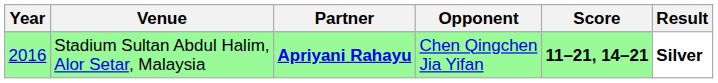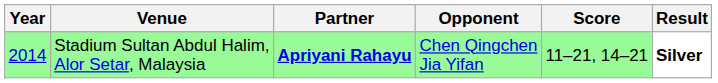(27, 55) 2016 -> (27, 55) 2014
(597, 55) bold -> (597, 55) normal
